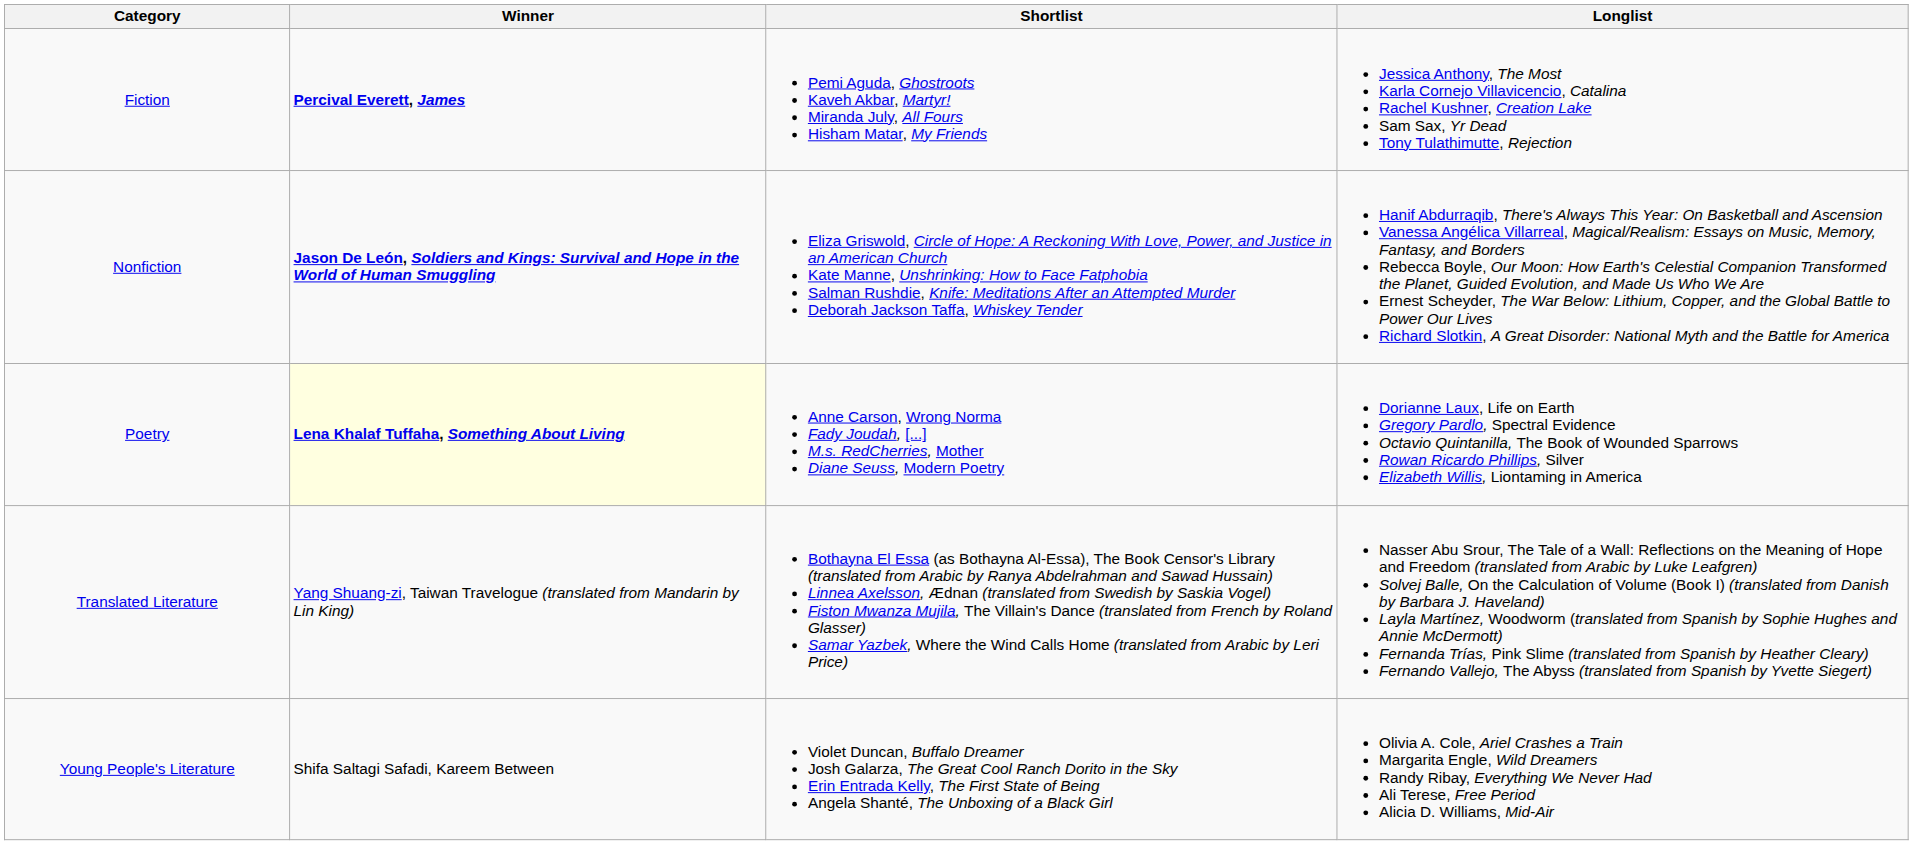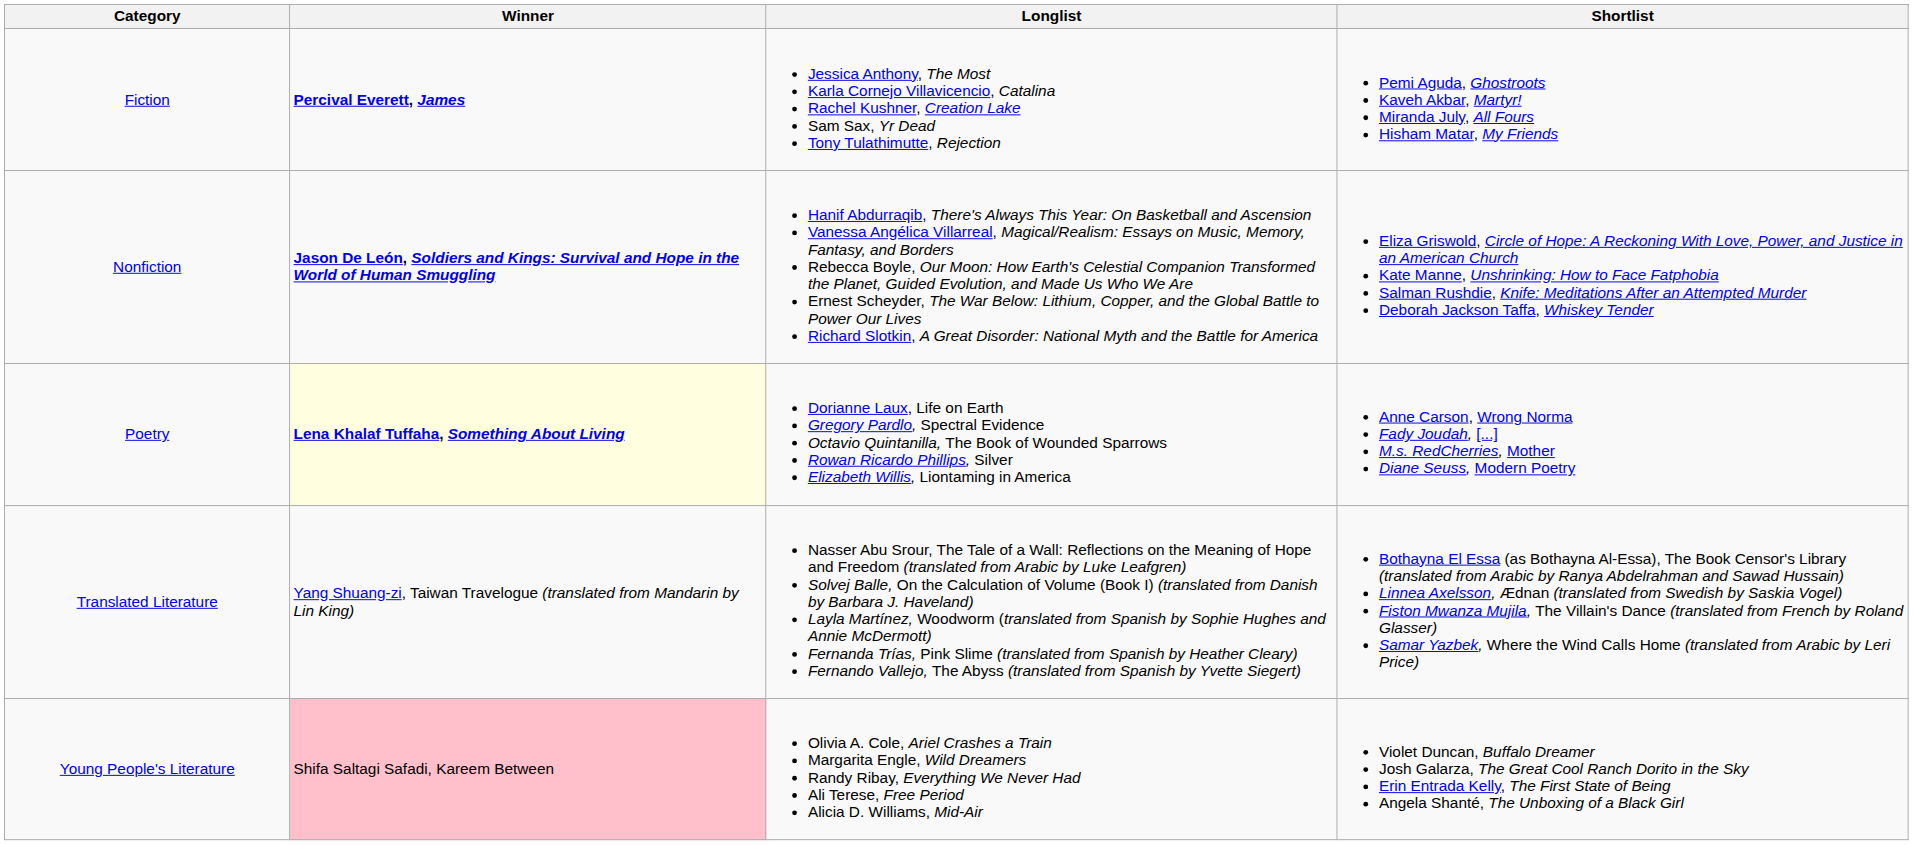columns swapped: (1051, 16) <-> (1623, 16)
(424, 769) no background -> (424, 769) pink background
